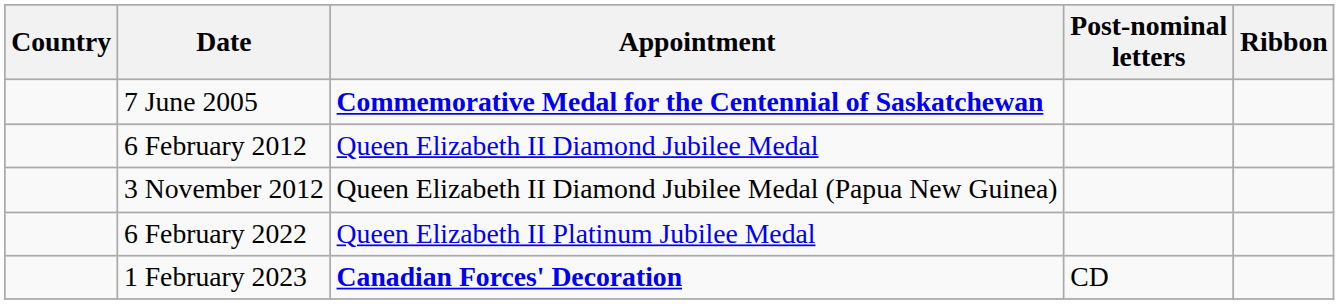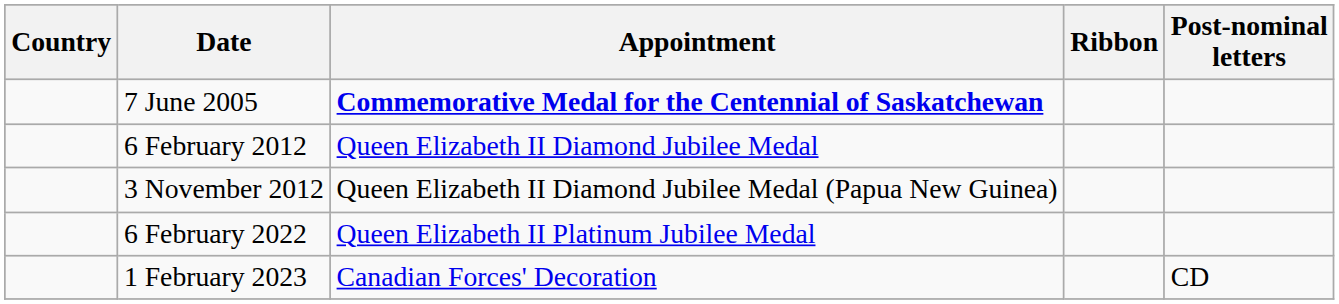columns swapped: (1284, 42) <-> (1149, 42)
(509, 277) bold -> (497, 277) normal
